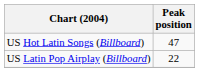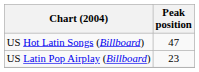(174, 59) 22 -> (174, 59) 23
